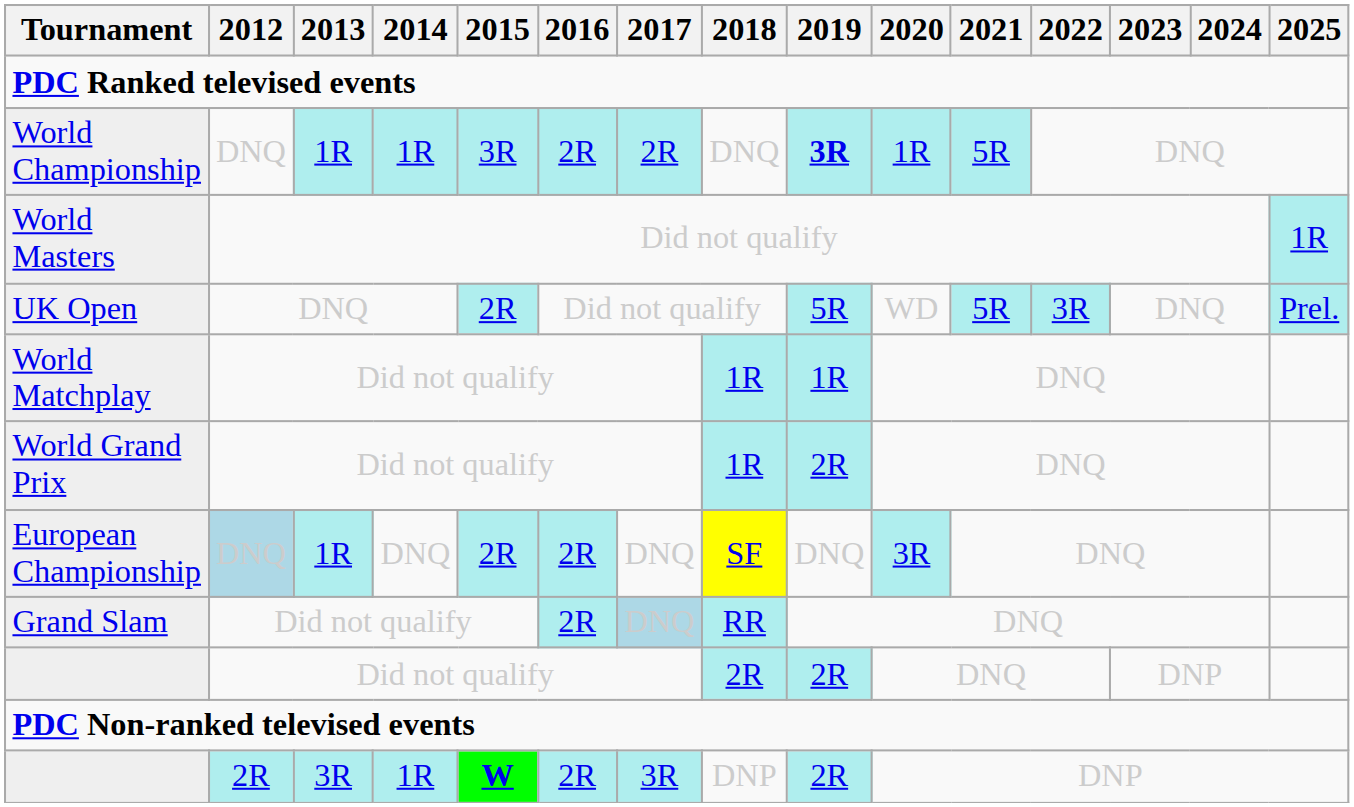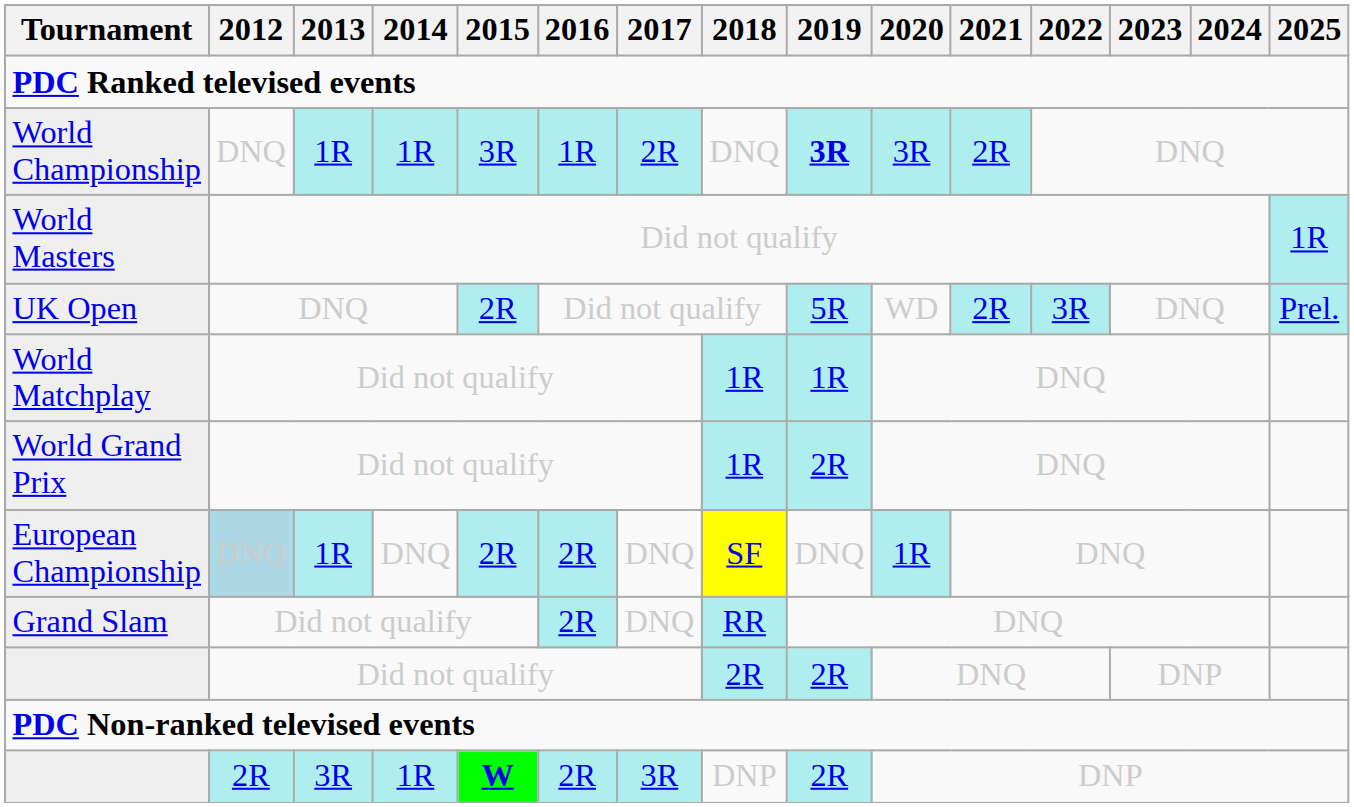(577, 150) 2R -> (577, 150) 1R
(912, 150) 1R -> (912, 150) 3R
(991, 150) 5R -> (991, 150) 2R
(991, 307) 5R -> (991, 307) 2R
(912, 552) 3R -> (912, 552) 1R
(659, 621) lightblue background -> (659, 621) no background
